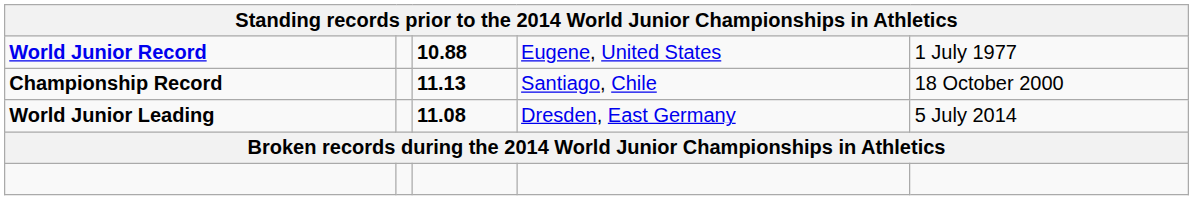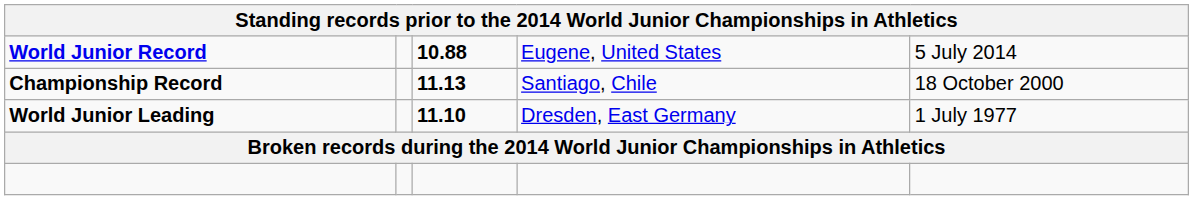(966, 52) 1 July 1977 -> (966, 52) 5 July 2014
(441, 115) 11.08 -> (441, 115) 11.10
(966, 115) 5 July 2014 -> (966, 115) 1 July 1977
